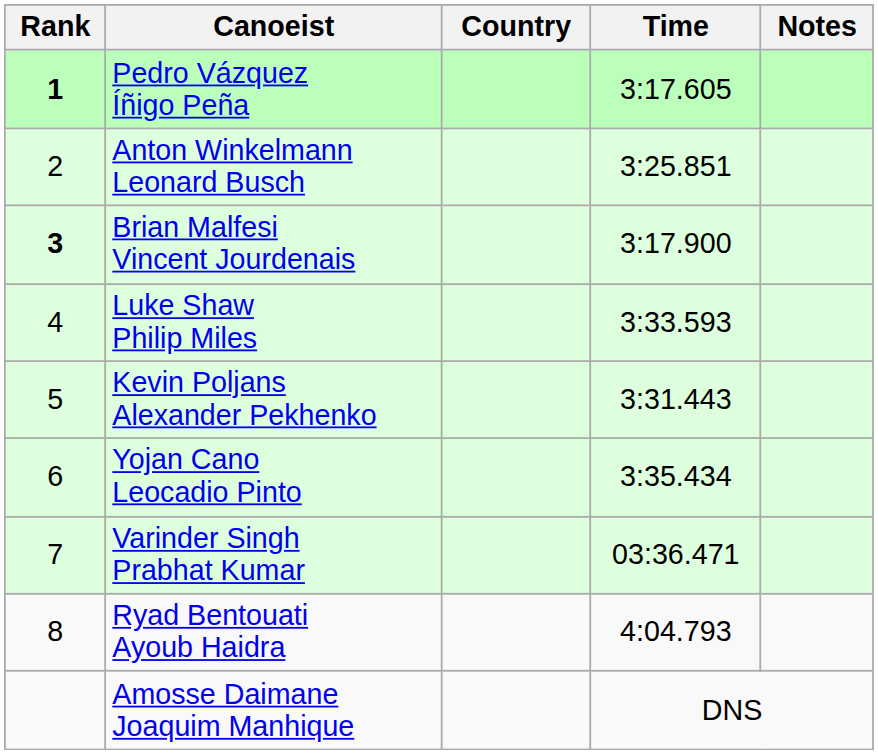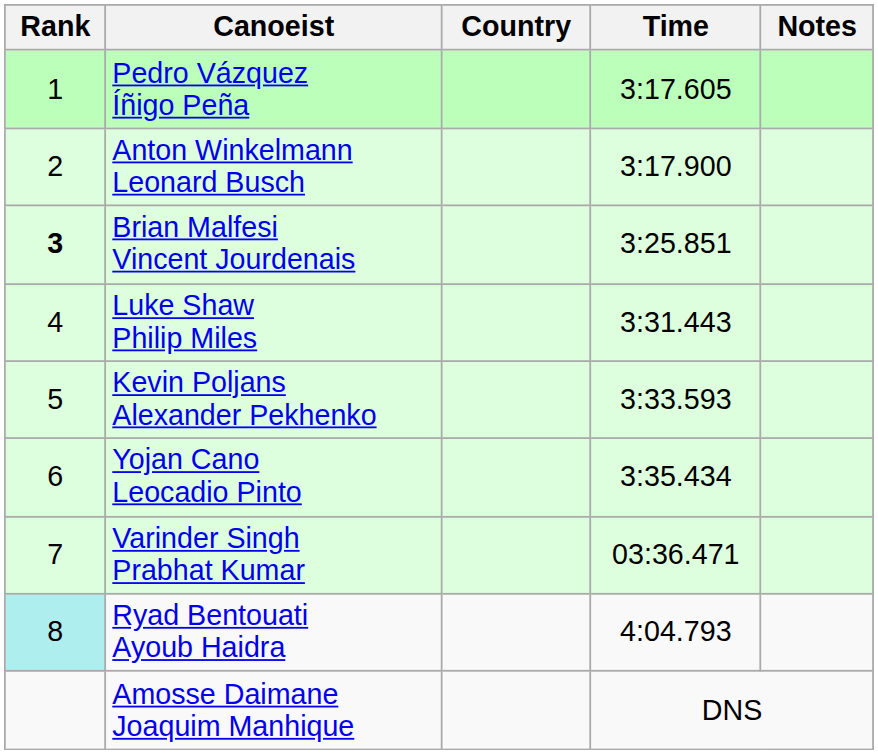(55, 88) bold -> (55, 88) normal
(676, 166) 3:25.851 -> (676, 166) 3:17.900
(676, 244) 3:17.900 -> (676, 244) 3:25.851
(676, 321) 3:33.593 -> (676, 321) 3:31.443
(676, 399) 3:31.443 -> (676, 399) 3:33.593
(55, 632) no background -> (55, 632) paleturquoise background
